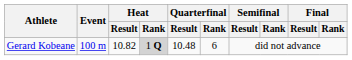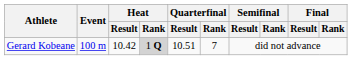(124, 46) 10.82 -> (124, 46) 10.42
(184, 46) 10.48 -> (184, 46) 10.51
(214, 46) 6 -> (214, 46) 7
